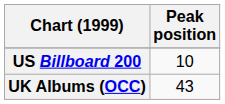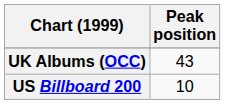rows swapped: (77, 86) <-> (77, 61)
